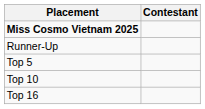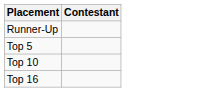- row: (73, 29)
